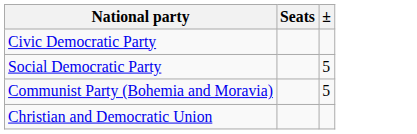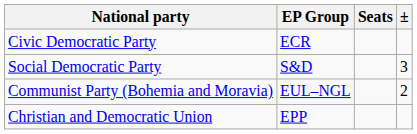+ column: (315, 16)
(326, 66) 5 -> (404, 66) 3
(326, 91) 5 -> (404, 91) 2
